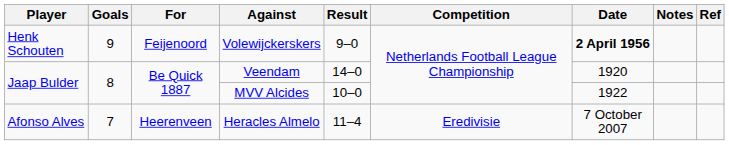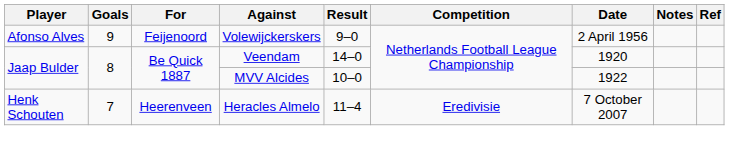(36, 43) Henk Schouten -> (46, 36) Afonso Alves
(613, 43) bold -> (613, 36) normal
(46, 121) Afonso Alves -> (36, 106) Henk Schouten
